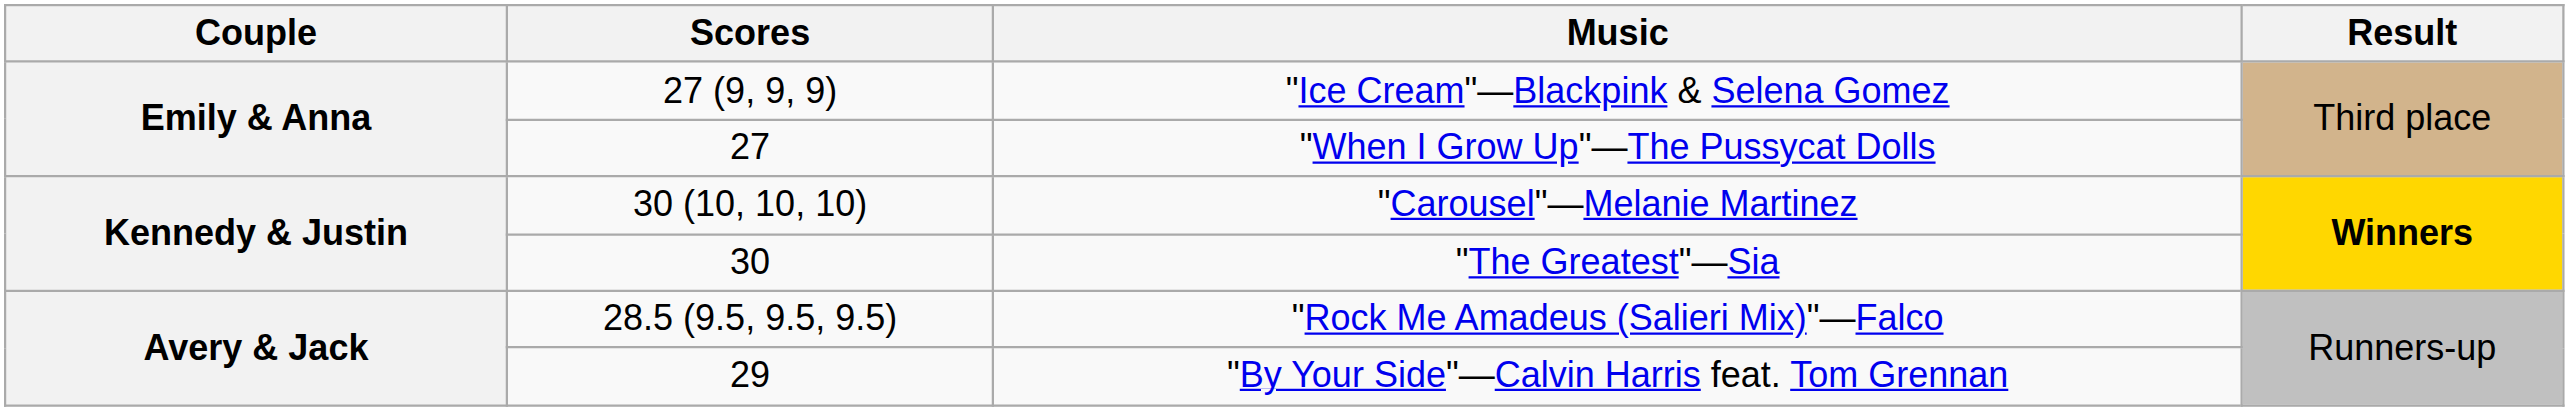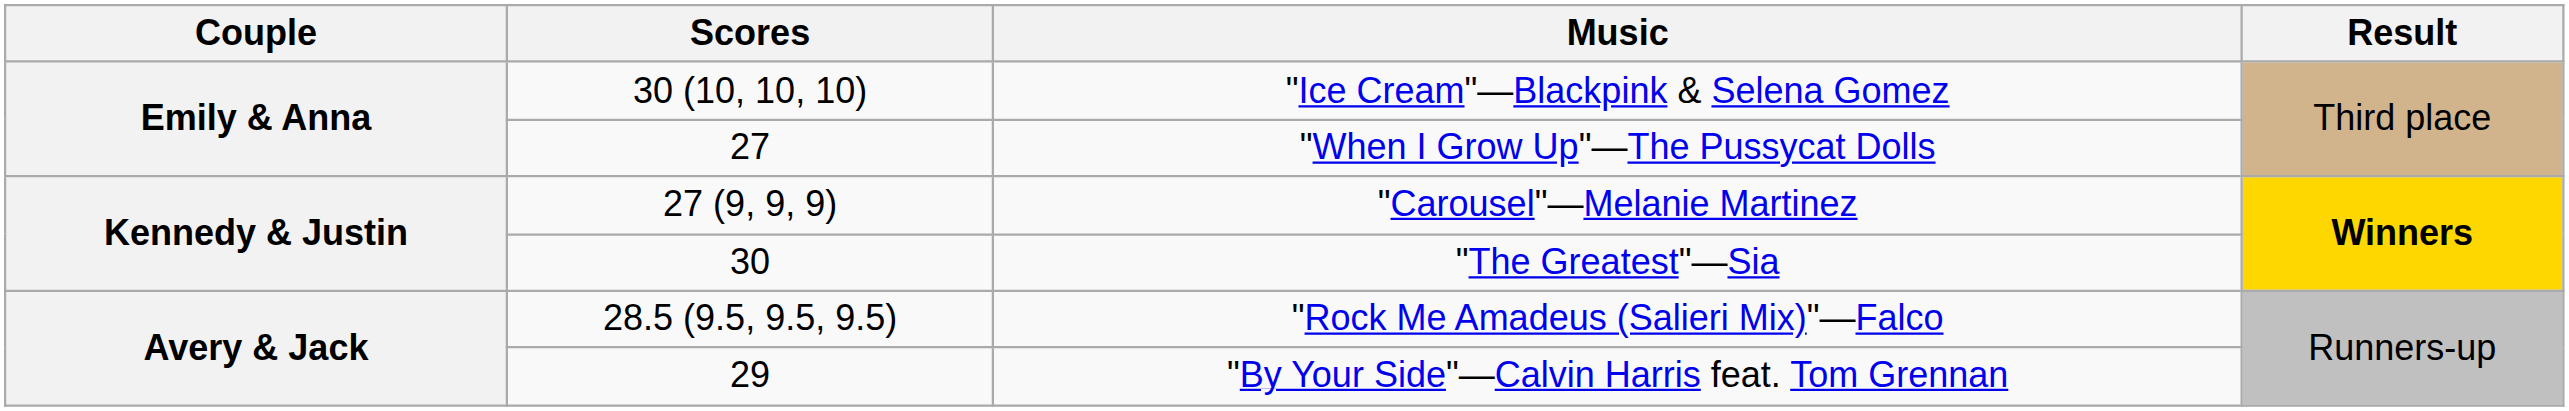(750, 90) 27 (9, 9, 9) -> (750, 90) 30 (10, 10, 10)
(750, 204) 30 (10, 10, 10) -> (750, 204) 27 (9, 9, 9)
